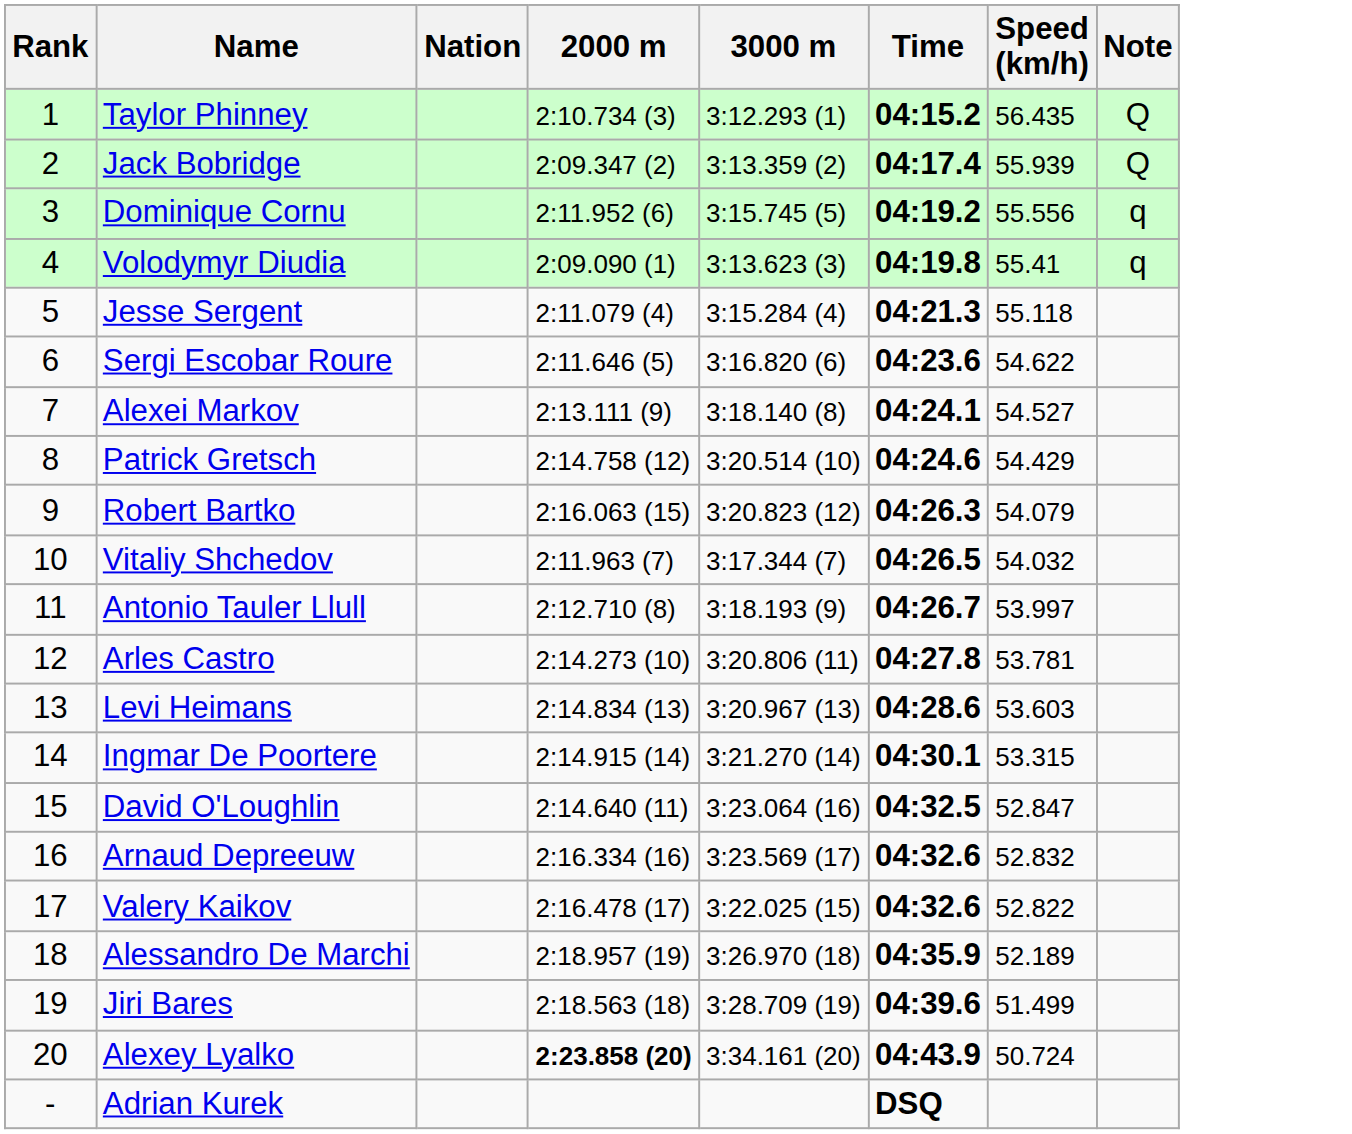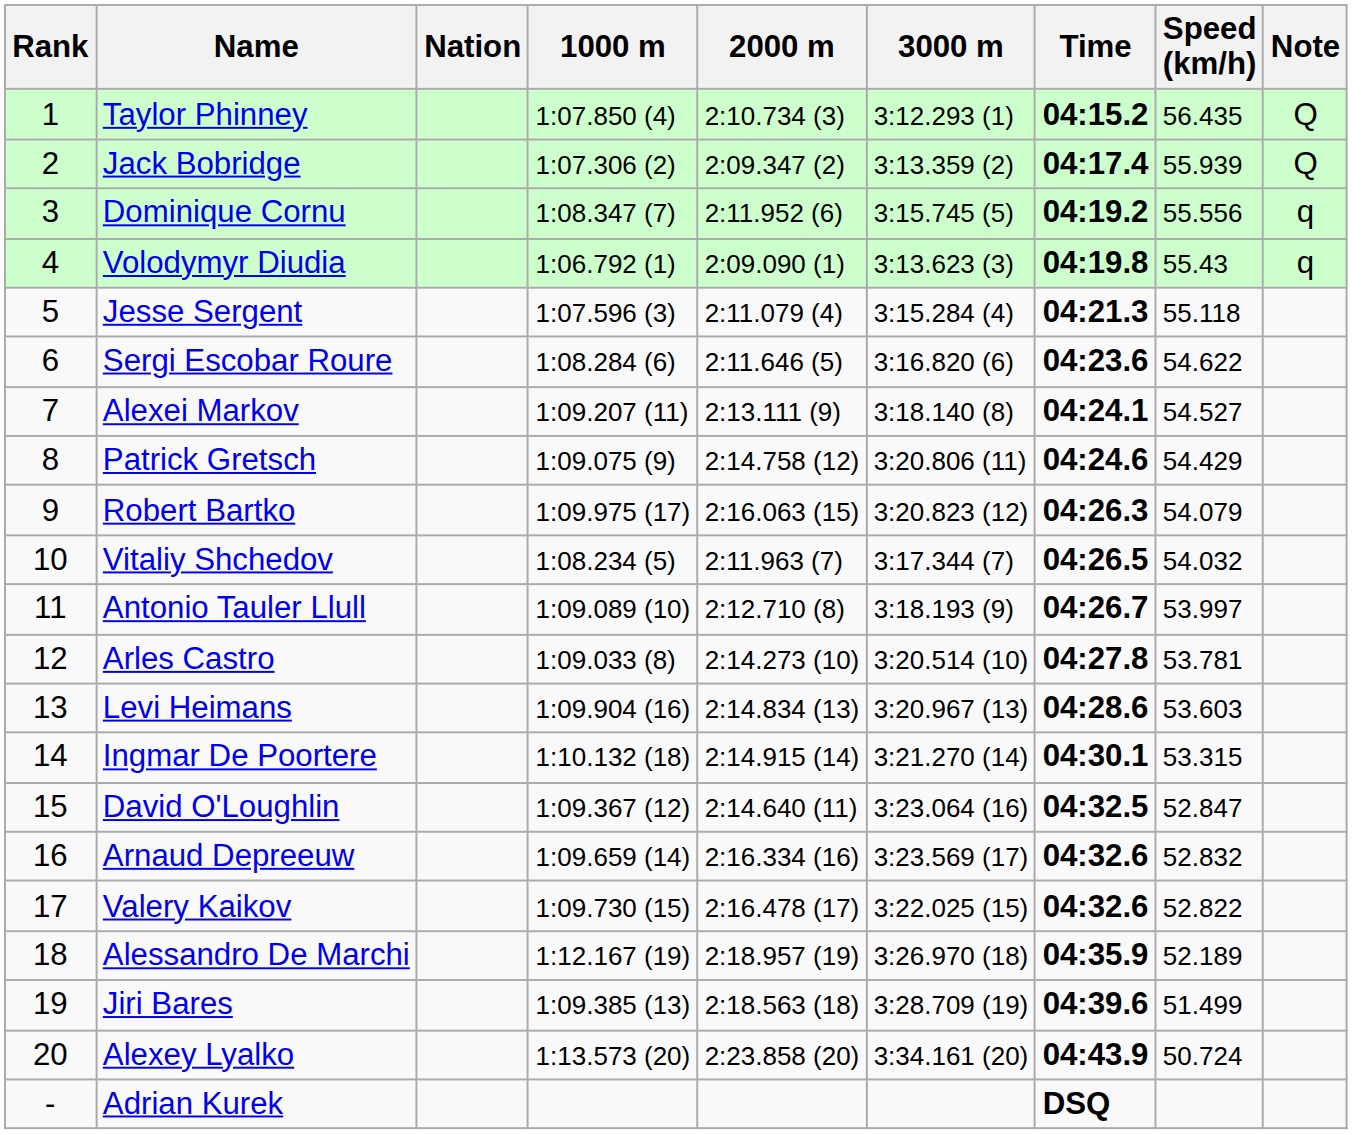+ column: (613, 46)
(1028, 264) 55.41 -> (1195, 264) 55.43
(783, 462) 3:20.514 (10) -> (950, 462) 3:20.806 (11)
(782, 660) 3:20.806 (11) -> (951, 660) 3:20.514 (10)
(614, 1053) bold -> (782, 1055) normal
